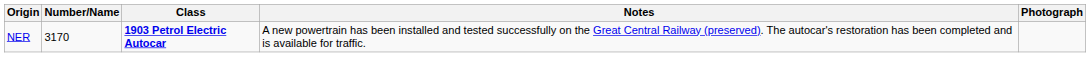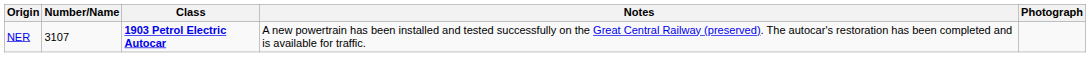(57, 36) 3170 -> (57, 36) 3107
